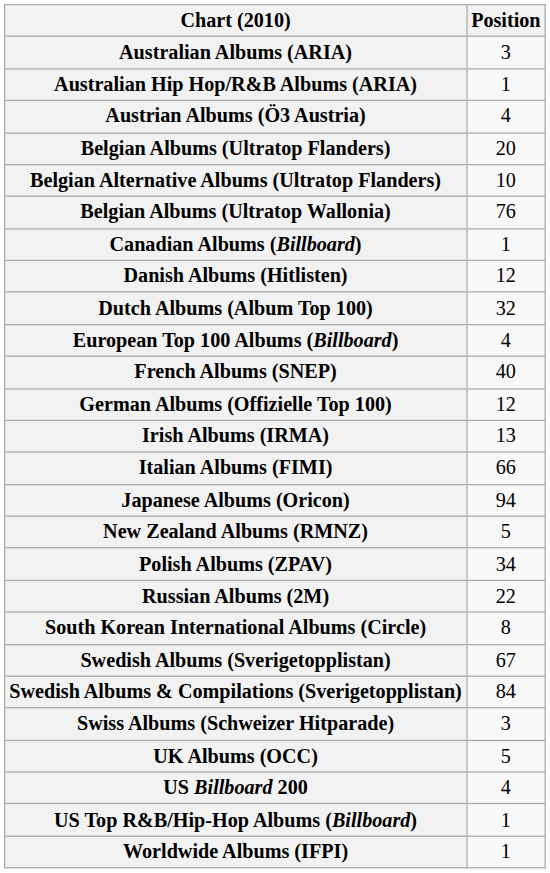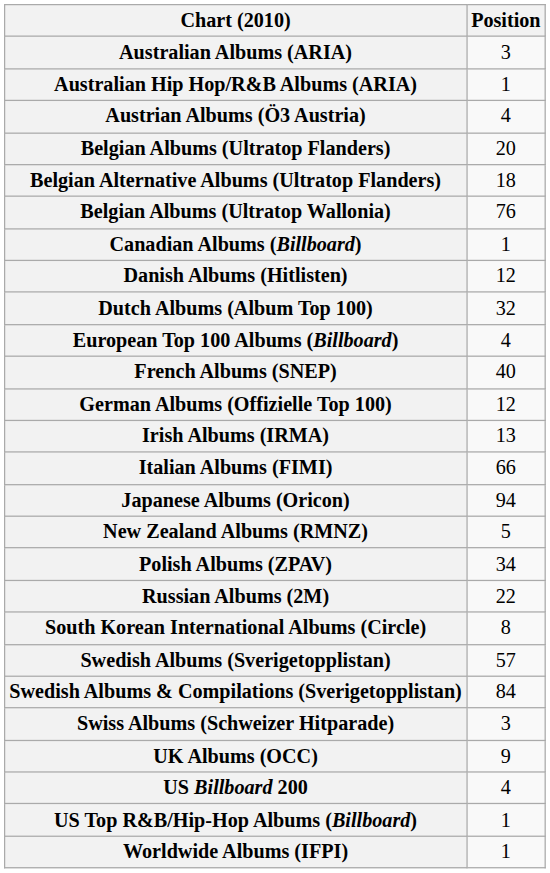(506, 180) 10 -> (506, 180) 18
(506, 659) 67 -> (506, 659) 57
(506, 755) 5 -> (506, 755) 9
